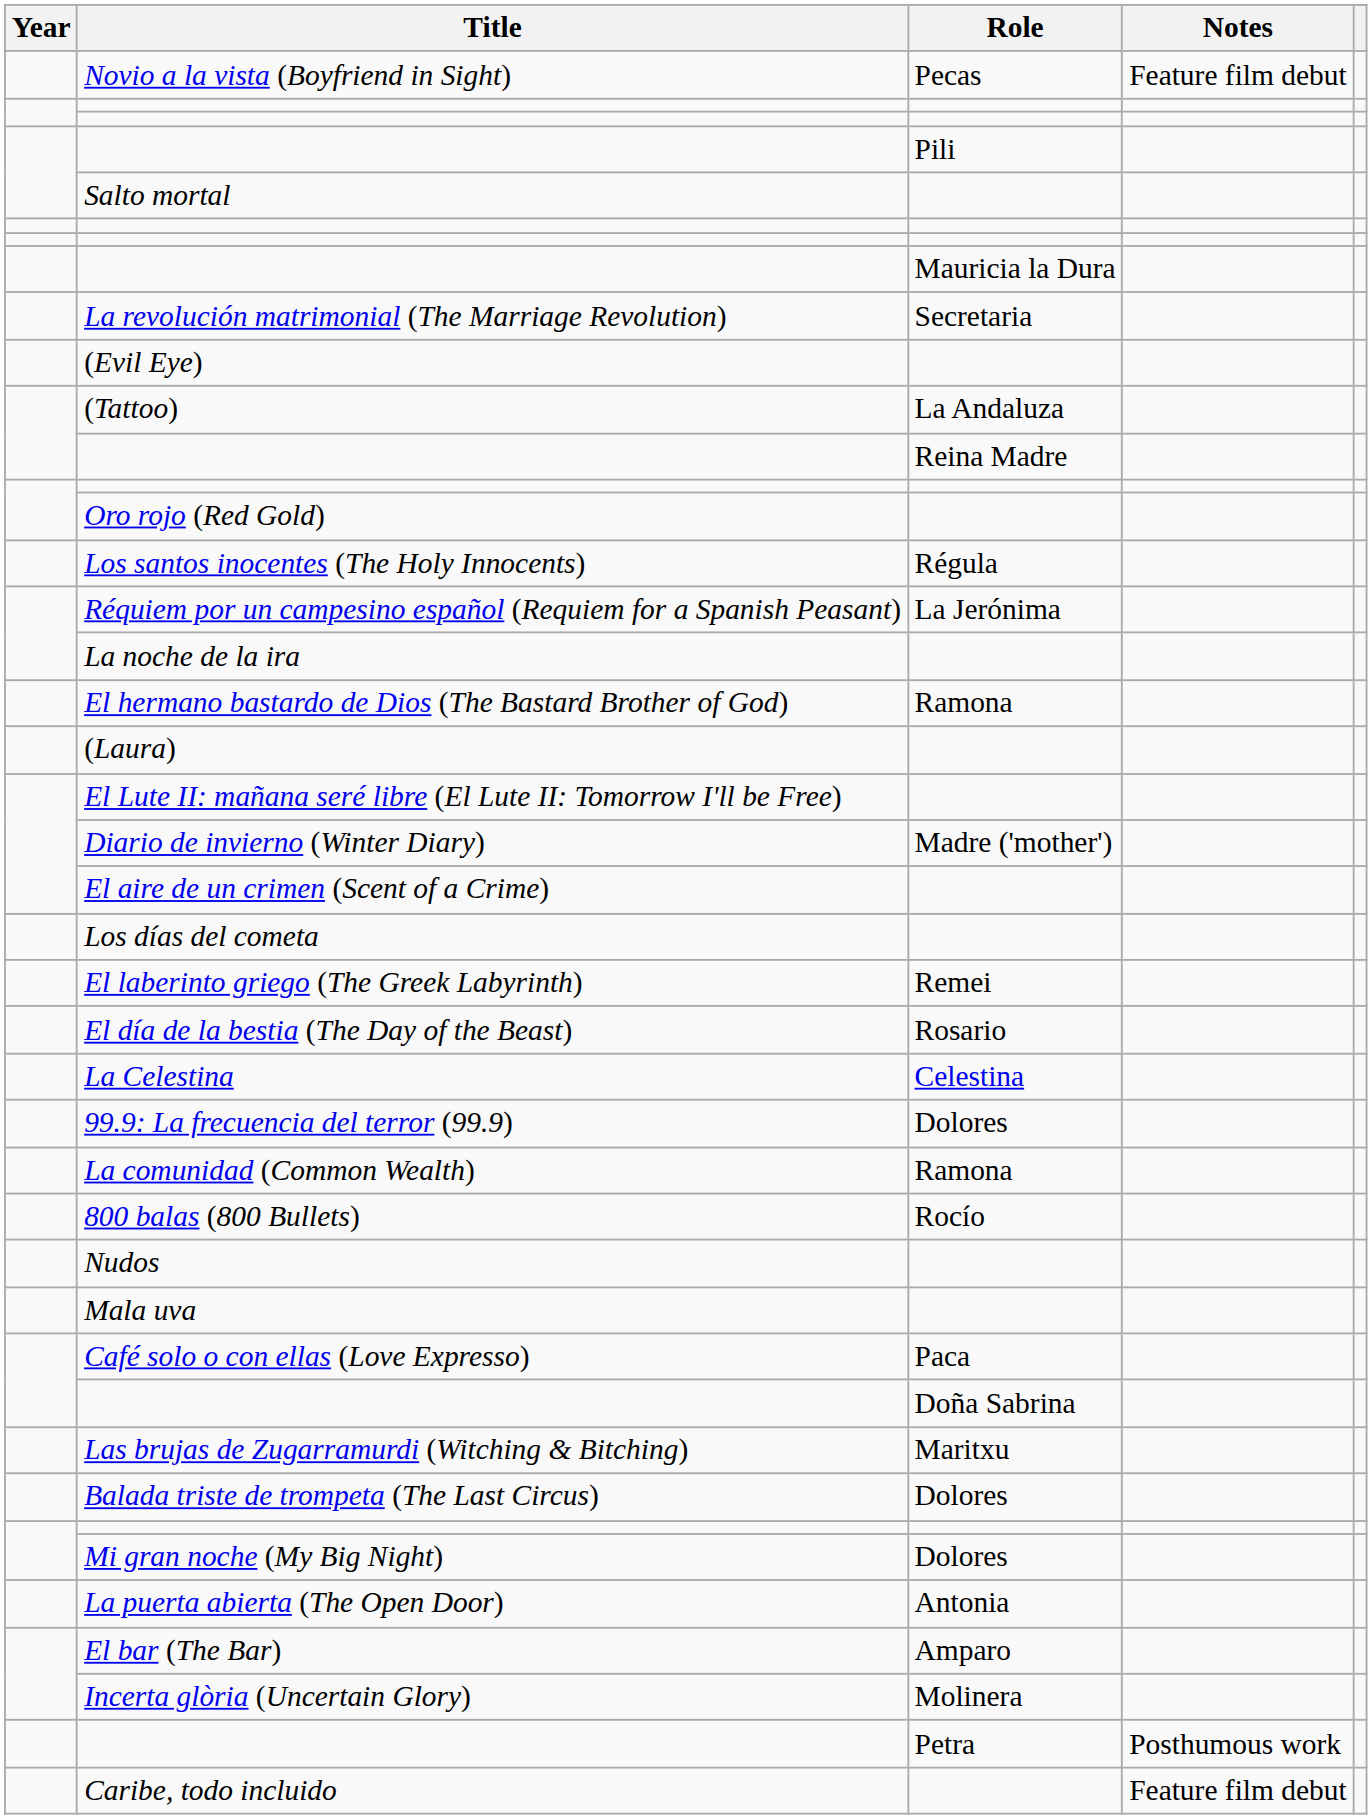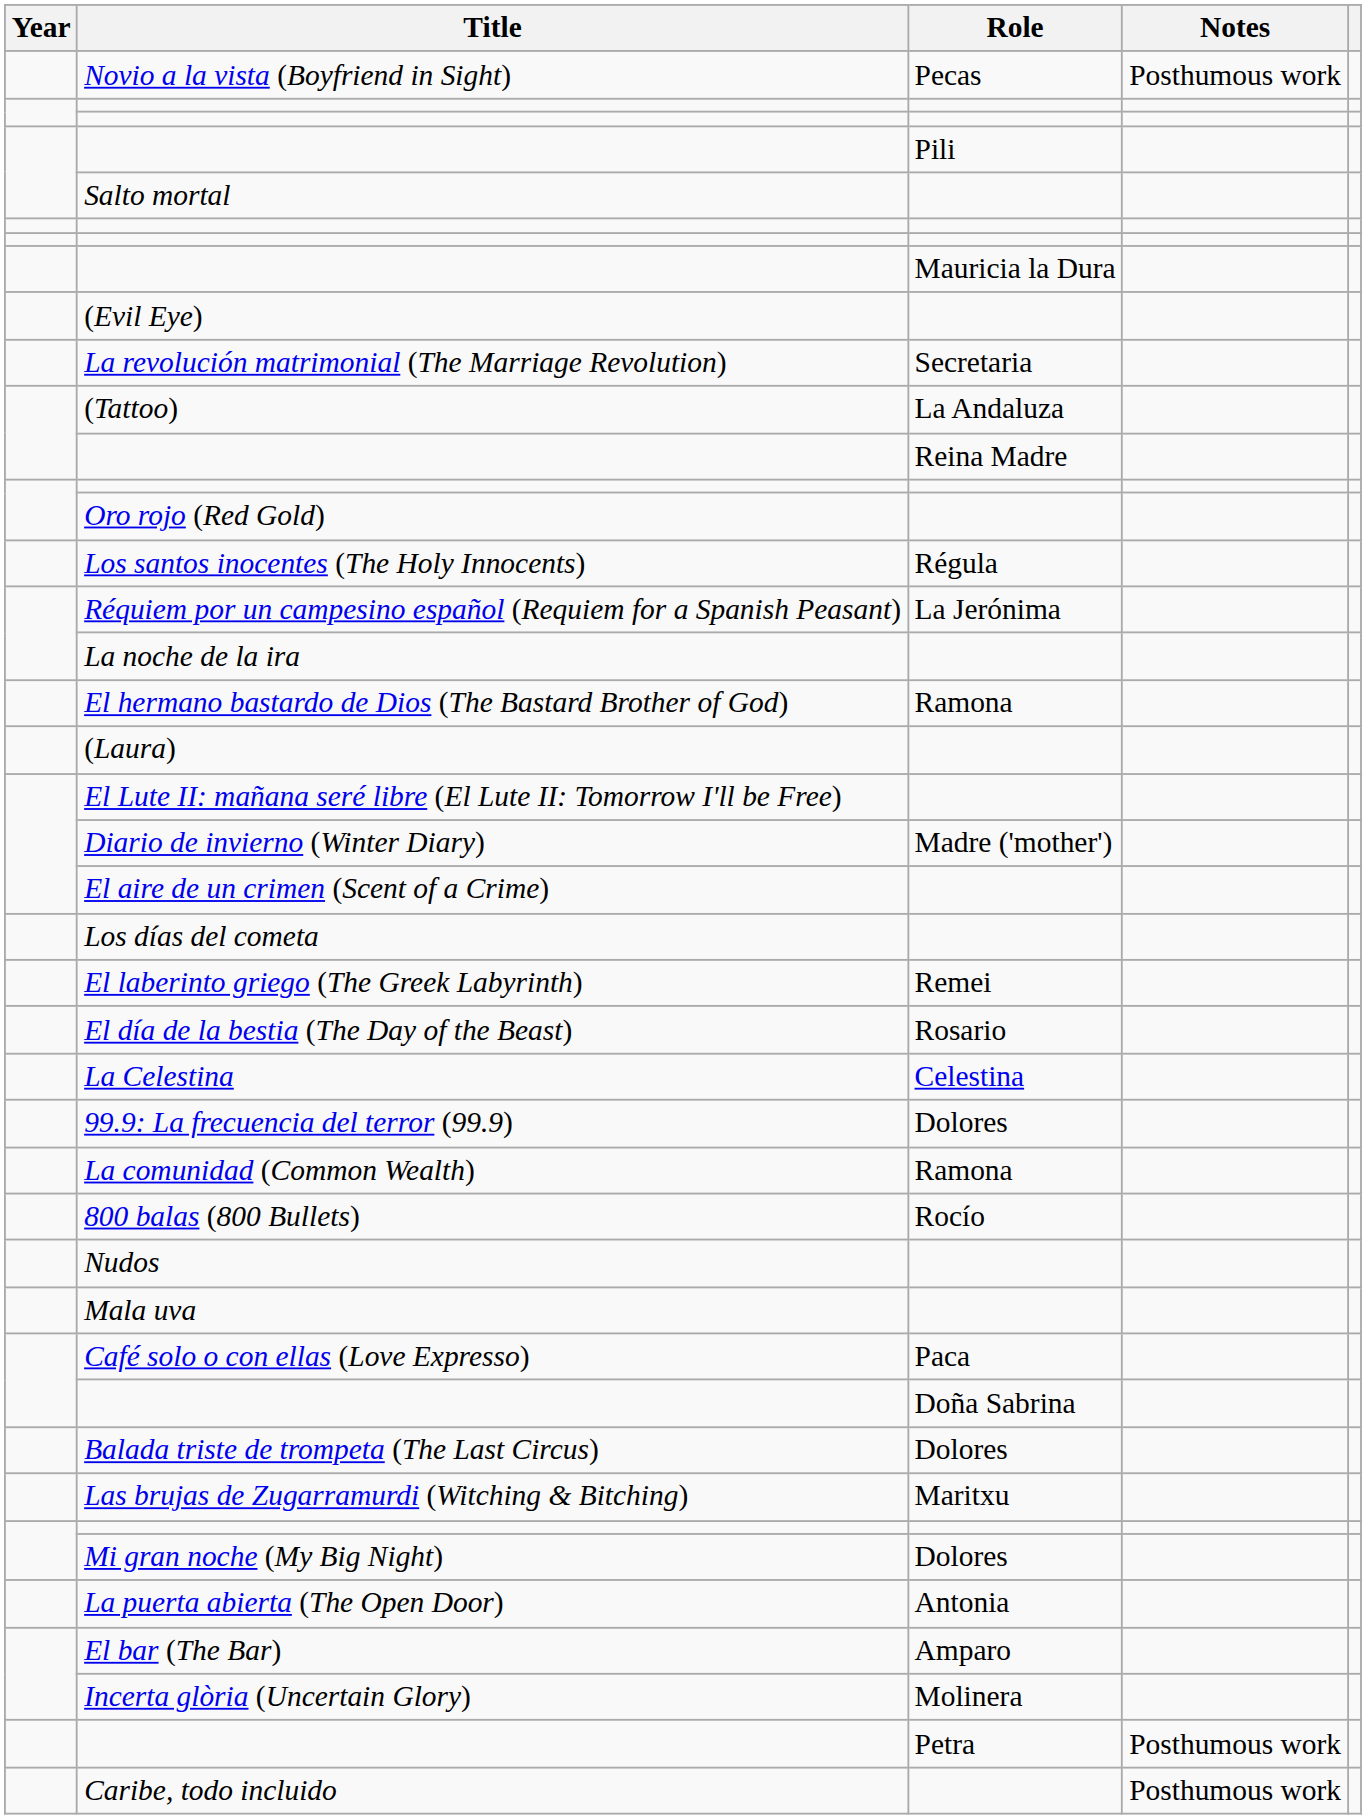(1238, 74) Feature film debut -> (1235, 74) Posthumous work
rows swapped: (405, 315) <-> (143, 362)
rows swapped: (341, 1496) <-> (386, 1449)
(1238, 1790) Feature film debut -> (1235, 1790) Posthumous work
